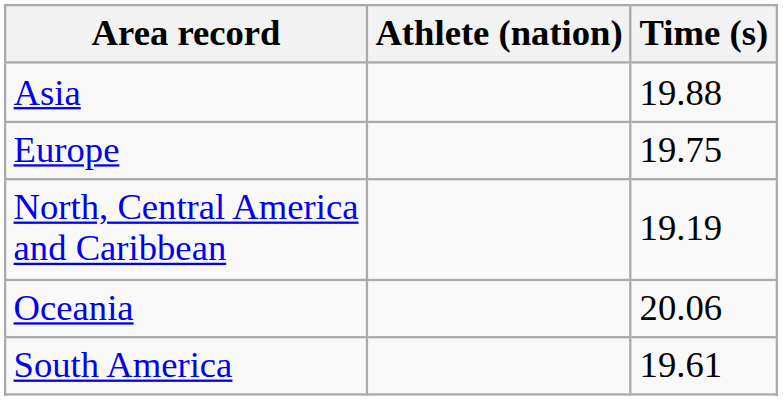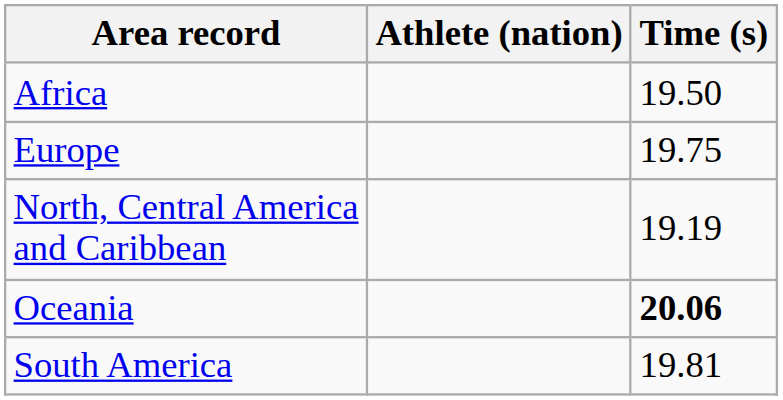+ row: (60, 91)
- row: (47, 91)
(681, 307) normal -> (681, 307) bold
(681, 365) 19.61 -> (681, 365) 19.81
